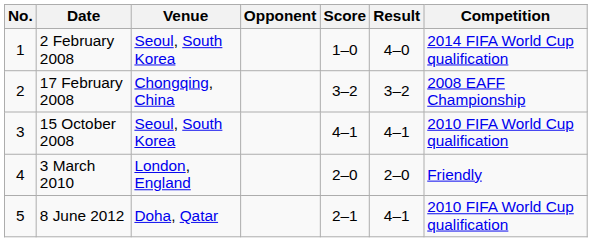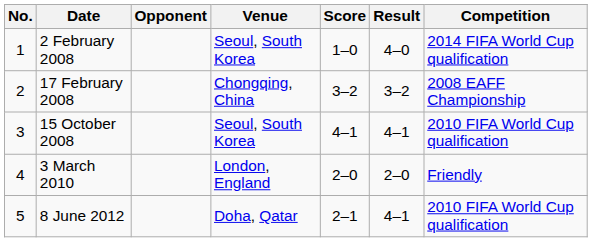columns swapped: (186, 16) <-> (280, 16)
